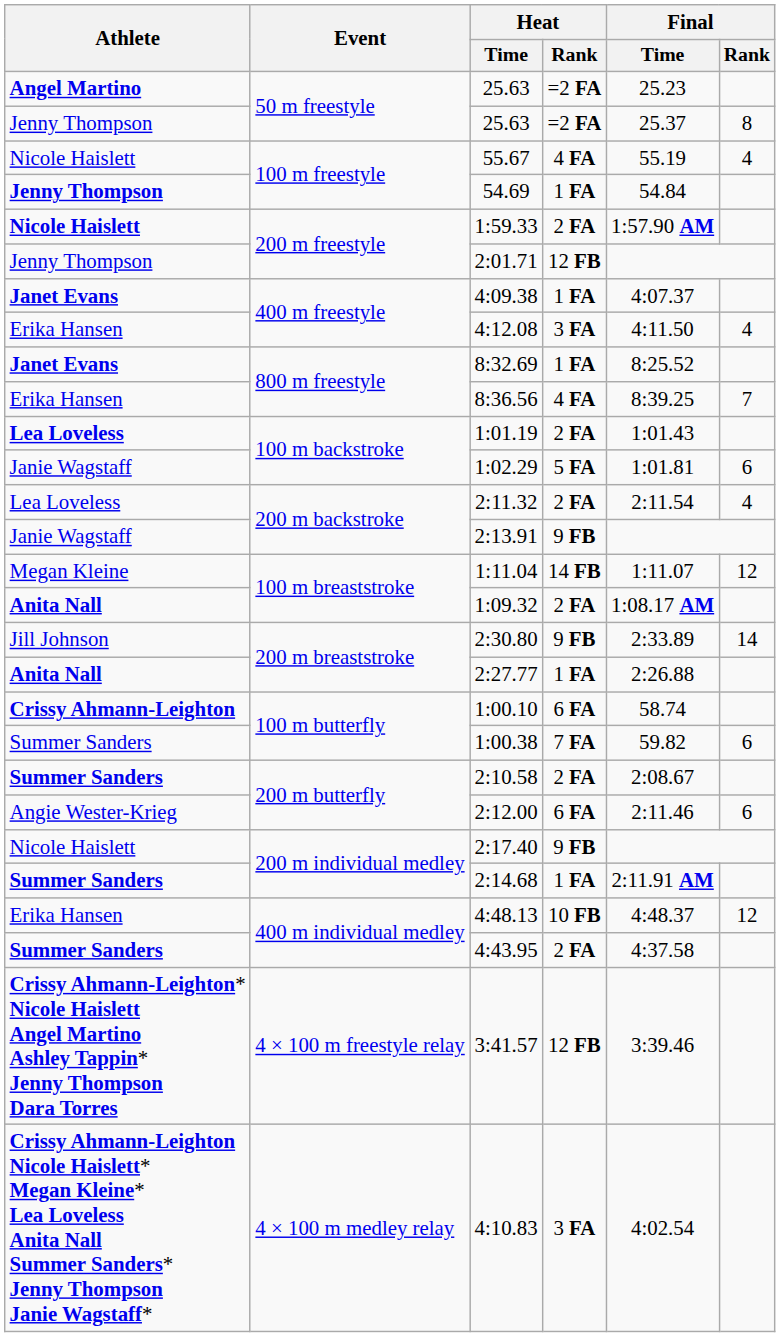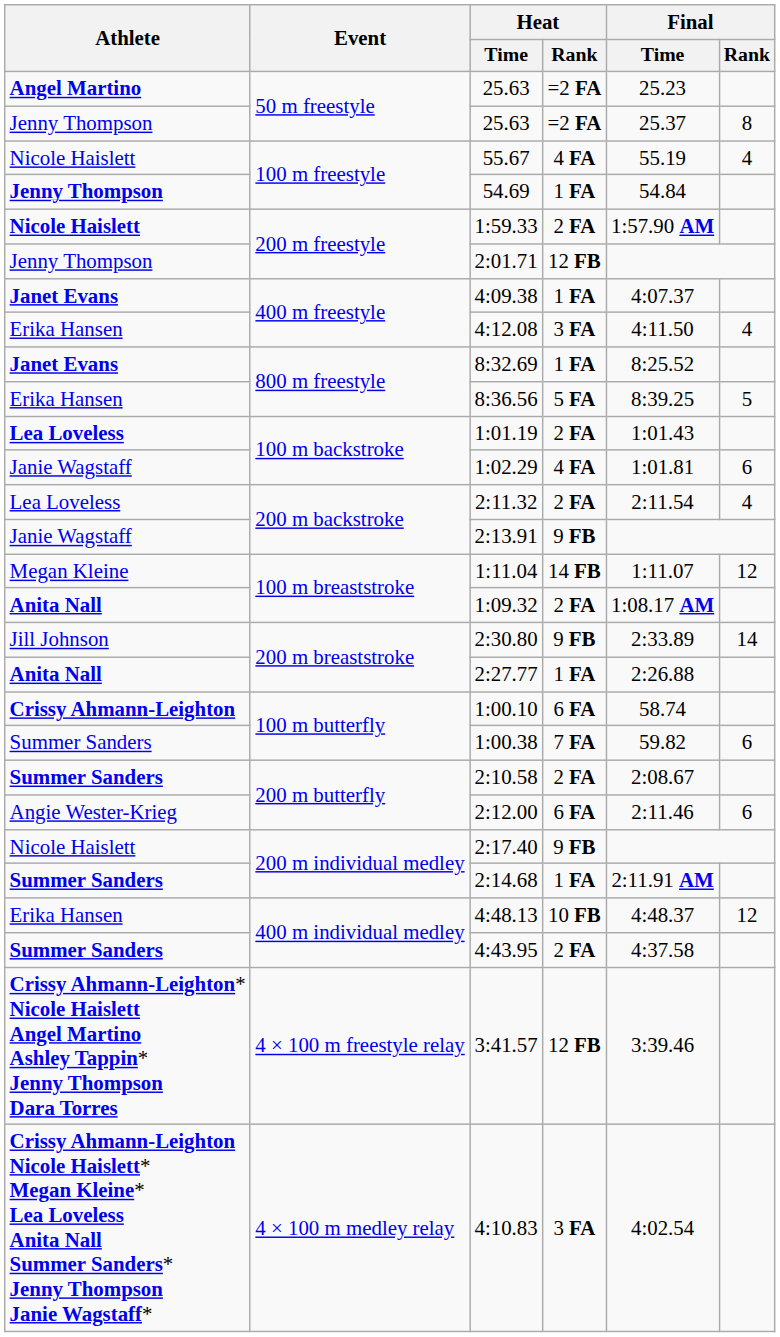(574, 399) 4 FA -> (574, 399) 5 FA
(747, 399) 7 -> (747, 399) 5
(574, 467) 5 FA -> (574, 467) 4 FA
